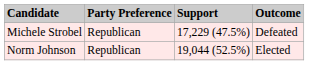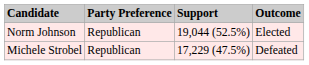rows swapped: (41, 50) <-> (45, 32)
